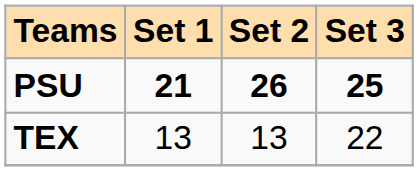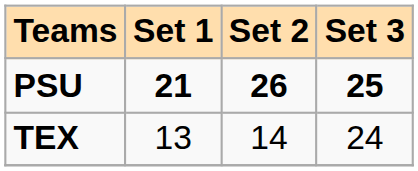(269, 138) 13 -> (269, 138) 14
(365, 138) 22 -> (365, 138) 24
